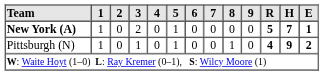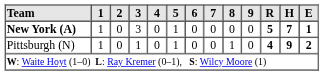(138, 29) 2 -> (138, 29) 3
